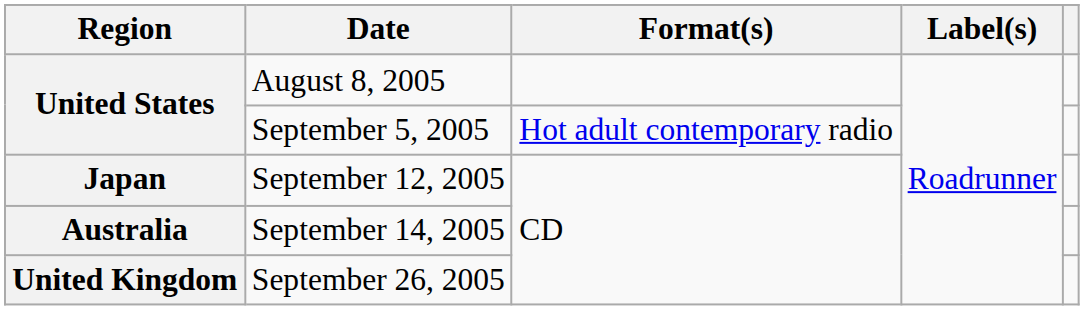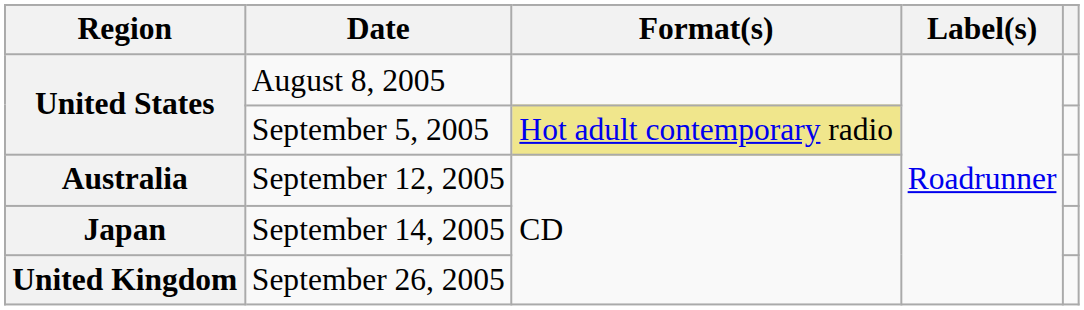(706, 129) no background -> (706, 129) khaki background
(125, 179) Japan -> (125, 179) Australia
(125, 229) Australia -> (125, 229) Japan
